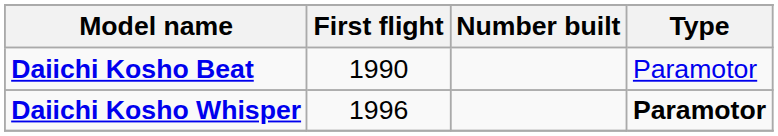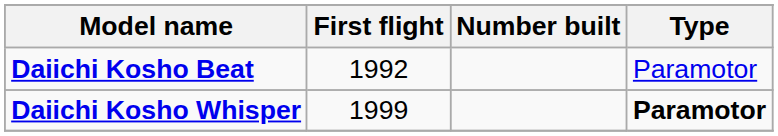(379, 68) 1990 -> (379, 68) 1992
(379, 111) 1996 -> (379, 111) 1999
